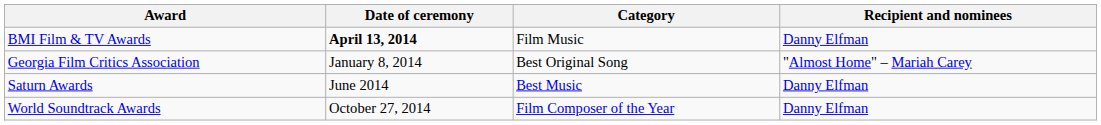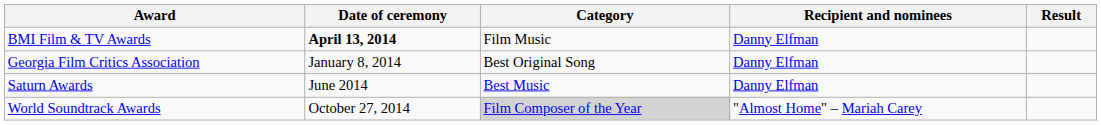+ column: (1061, 16)
(877, 62) "Almost Home" – Mariah Carey -> (776, 62) Danny Elfman
(595, 108) no background -> (563, 108) lightgrey background
(826, 108) Danny Elfman -> (828, 108) "Almost Home" – Mariah Carey
